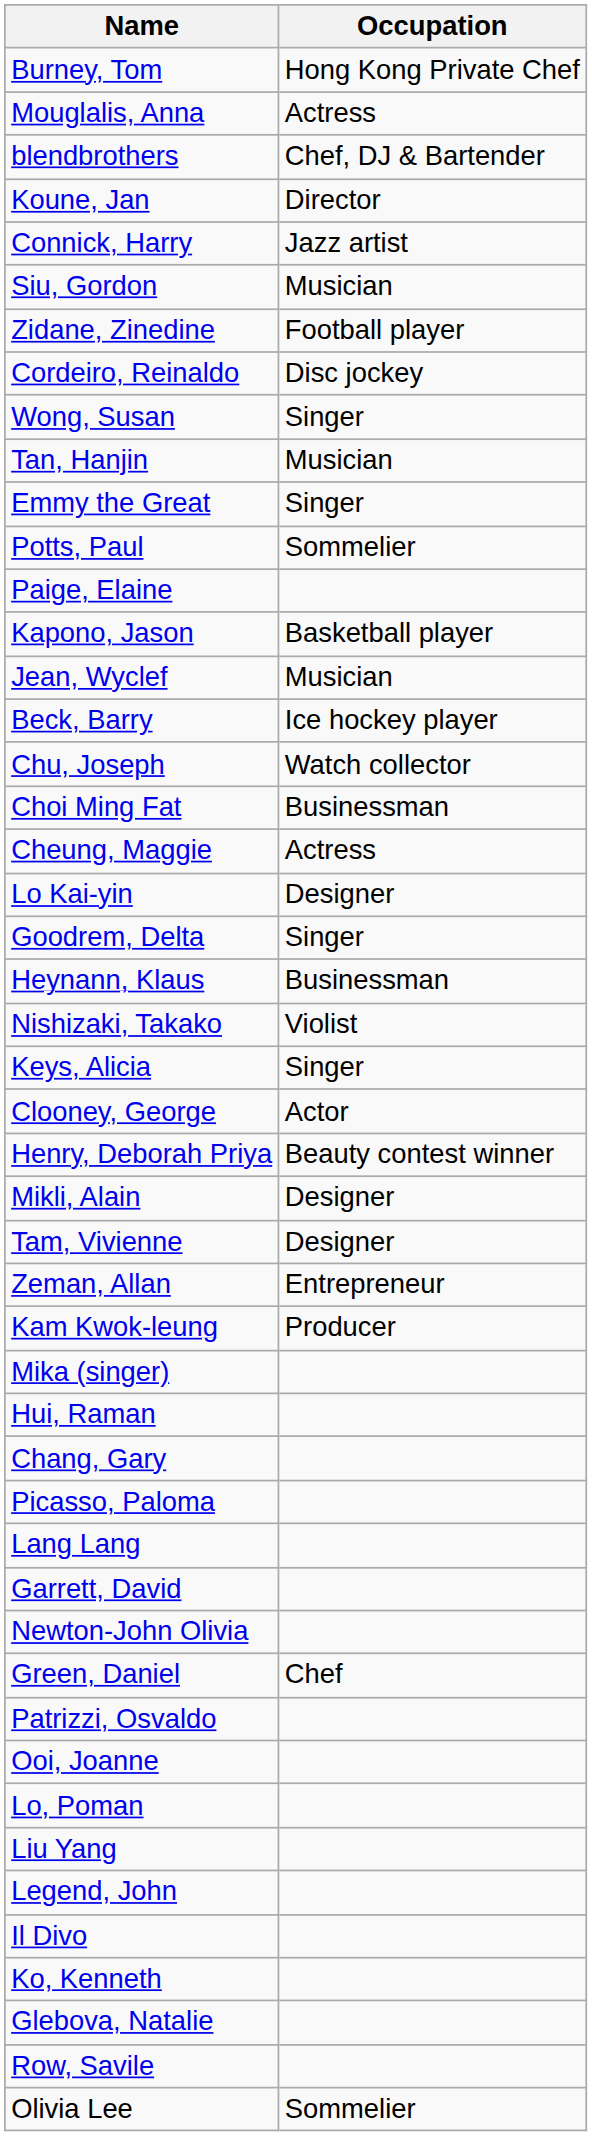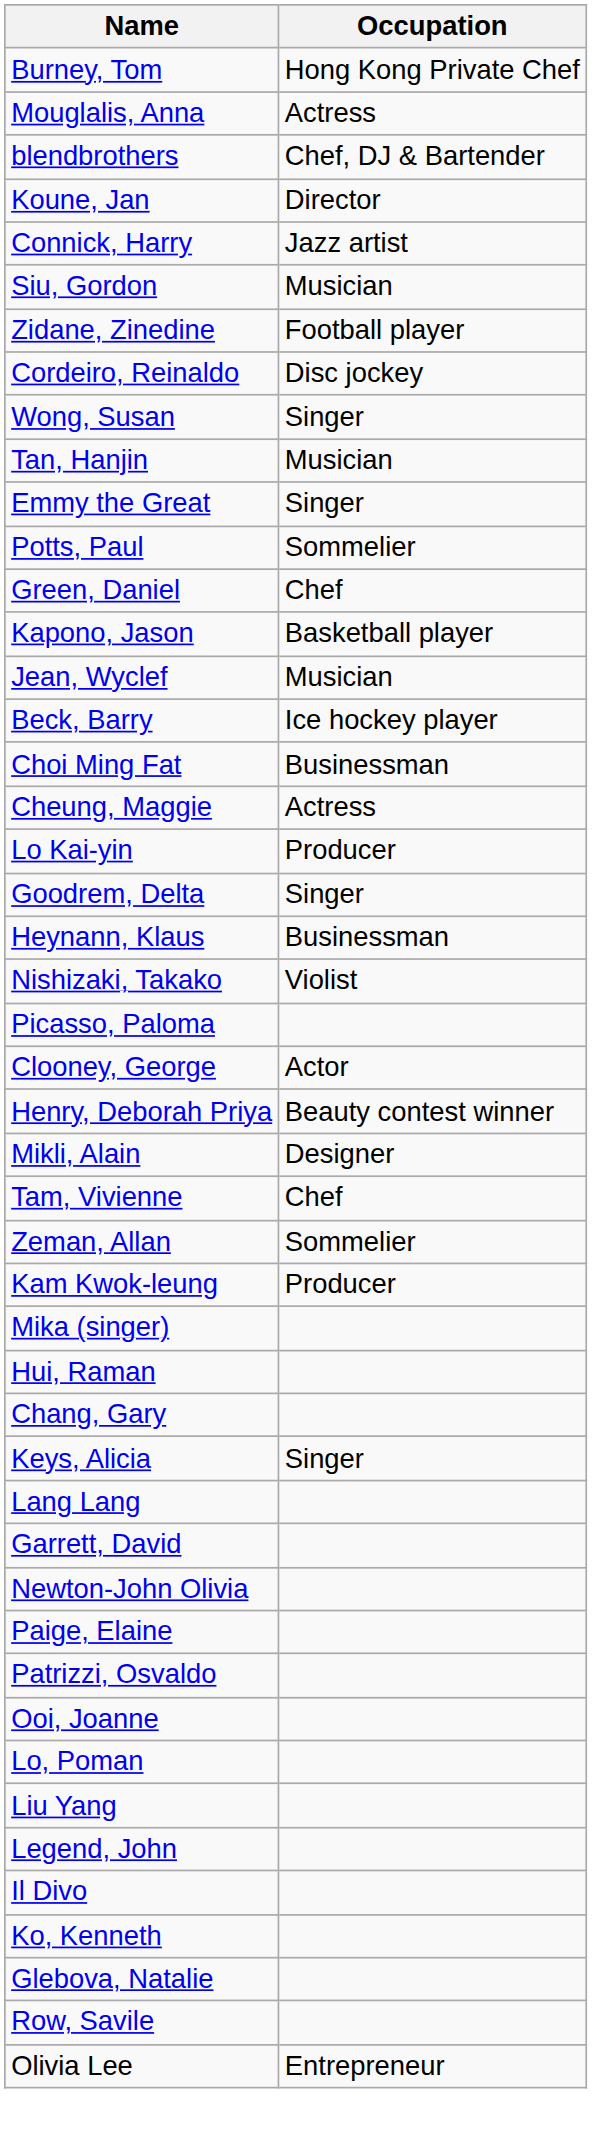rows swapped: (96, 1675) <-> (92, 590)
- row: (88, 763)
(340, 894) Designer -> (340, 850) Producer
rows swapped: (81, 1067) <-> (113, 1501)
(340, 1241) Designer -> (314, 1197) Chef
(365, 1284) Entrepreneur -> (350, 1241) Sommelier
(350, 2108) Sommelier -> (365, 2065) Entrepreneur
